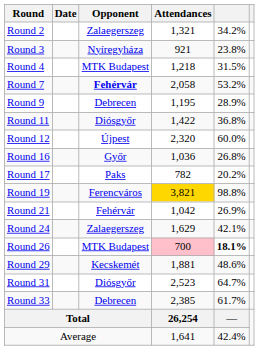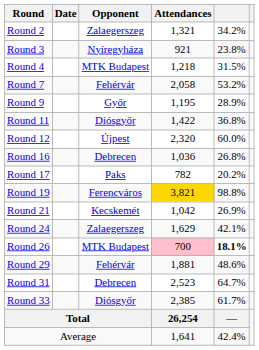(115, 84) bold -> (115, 84) normal
(115, 102) Debrecen -> (115, 102) Győr
(115, 156) Győr -> (115, 156) Debrecen
(115, 210) Fehérvár -> (115, 210) Kecskemét
(115, 264) Kecskemét -> (115, 264) Fehérvár
(115, 282) Diósgyőr -> (115, 282) Debrecen
(115, 300) Debrecen -> (115, 300) Diósgyőr
